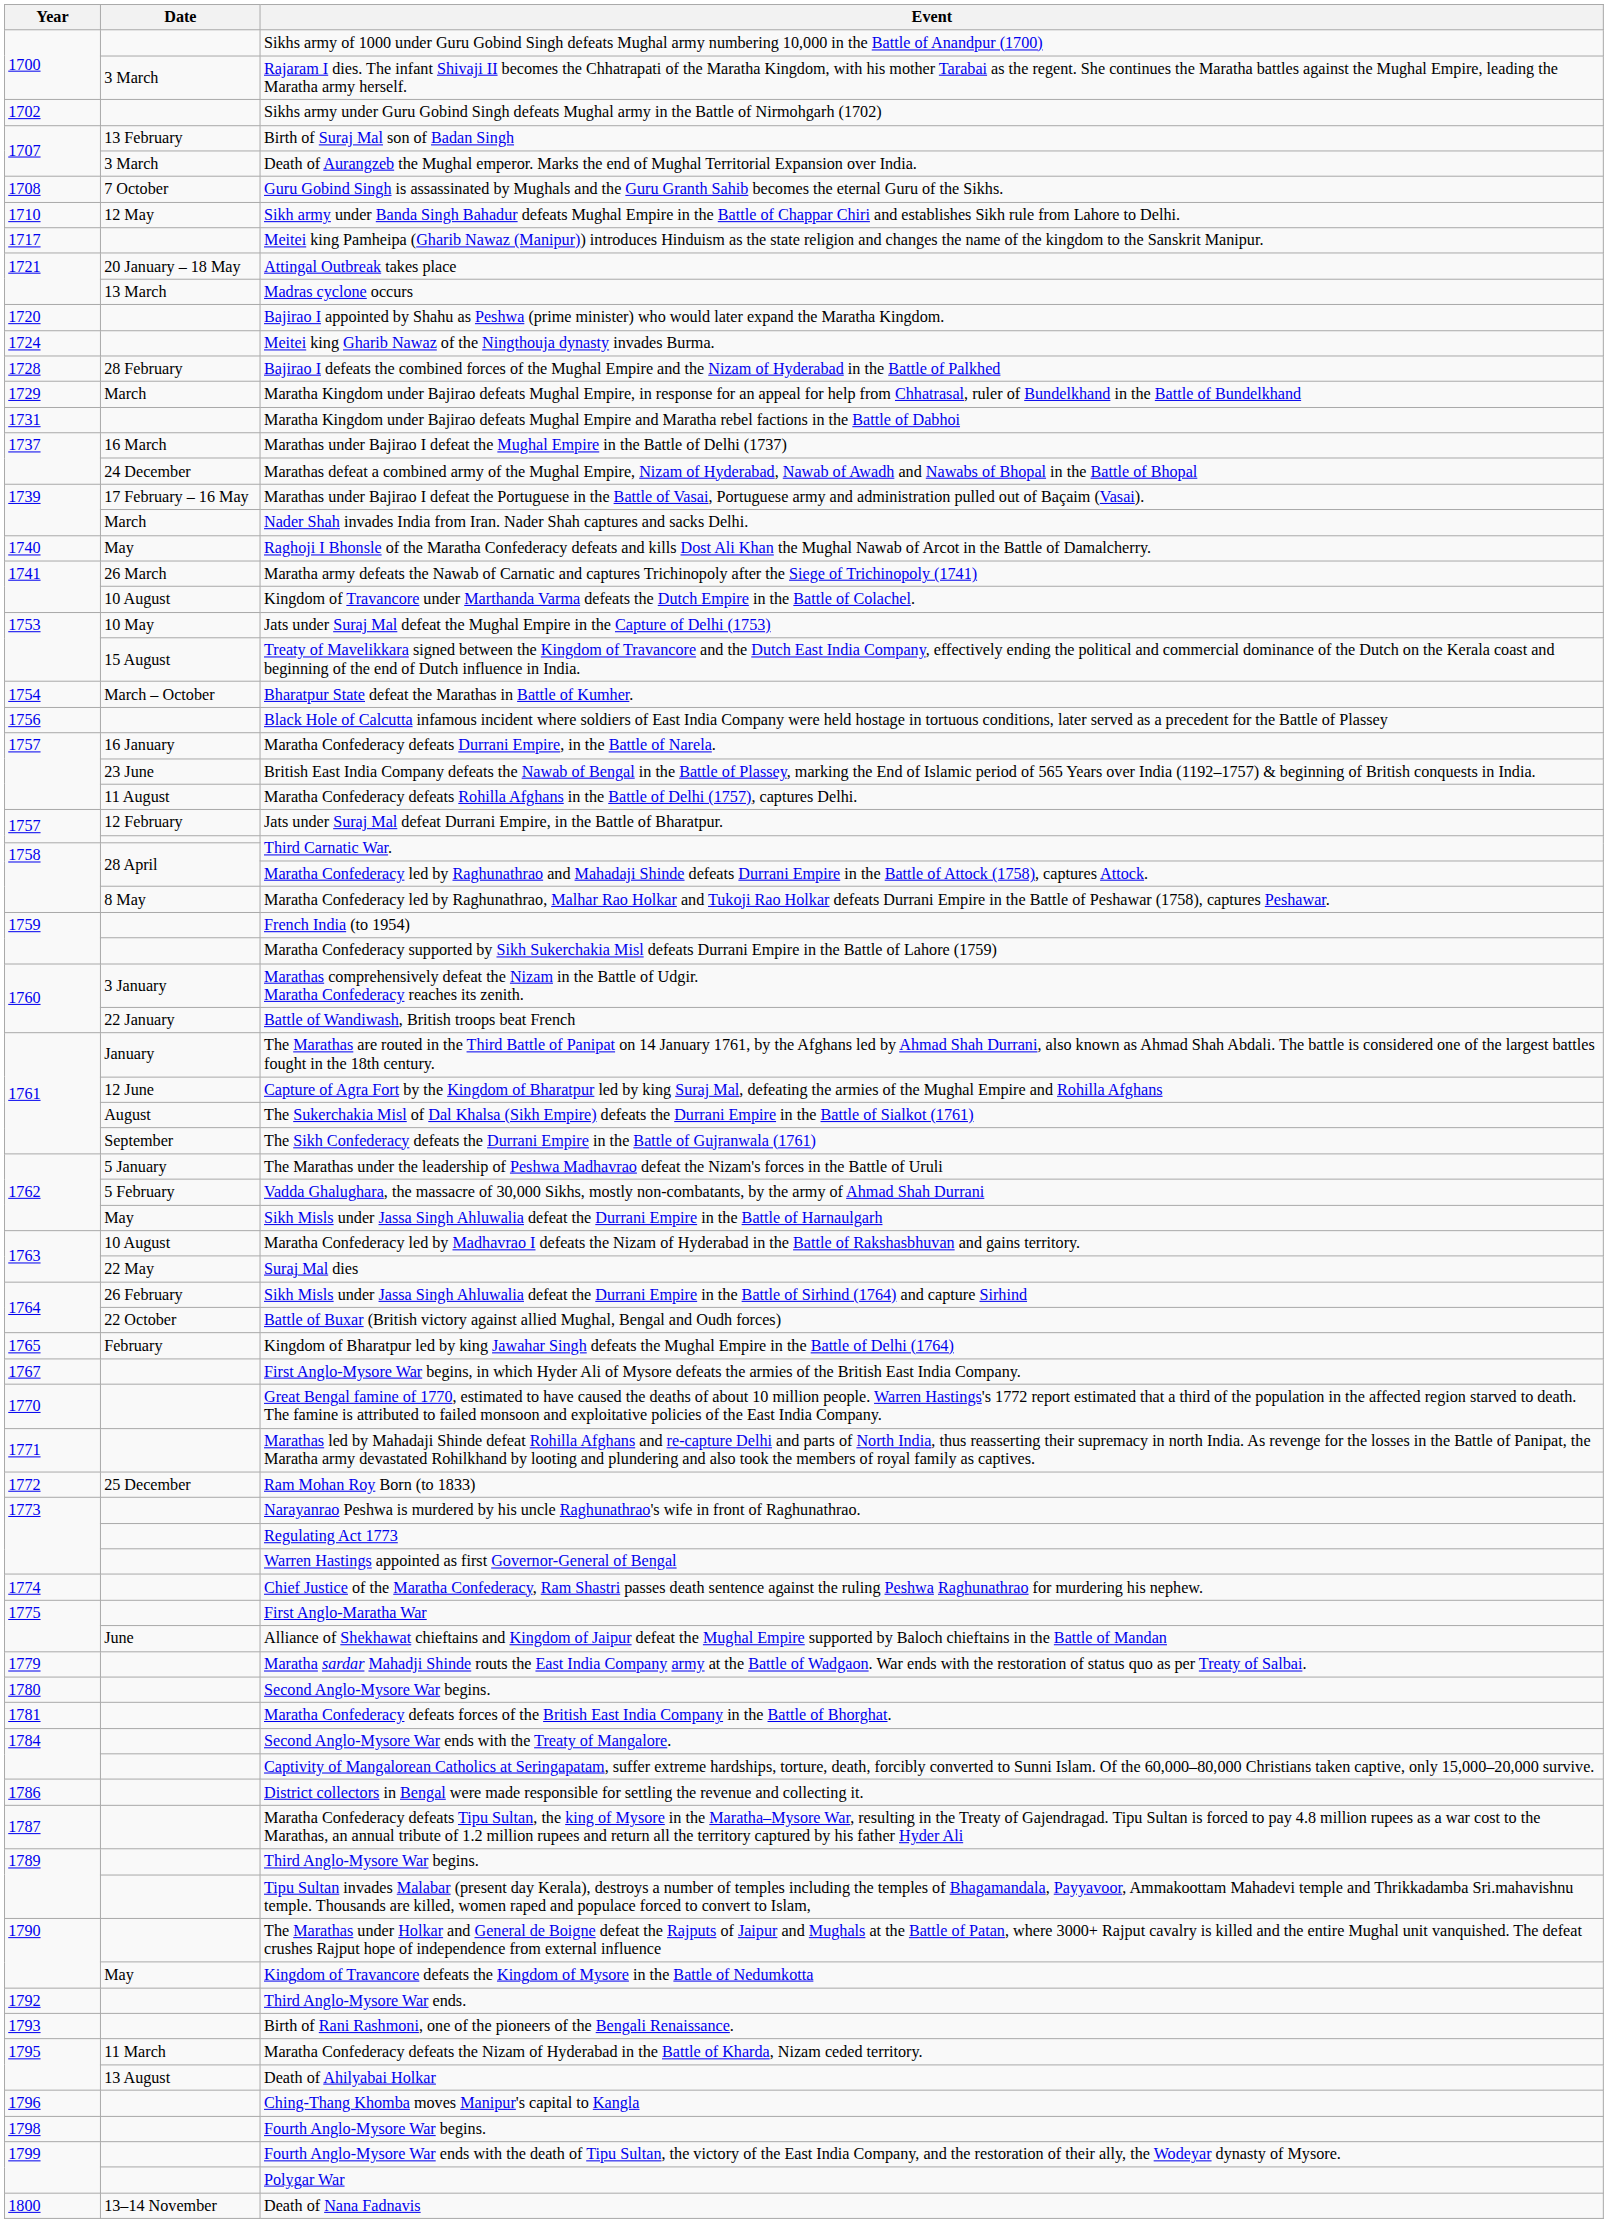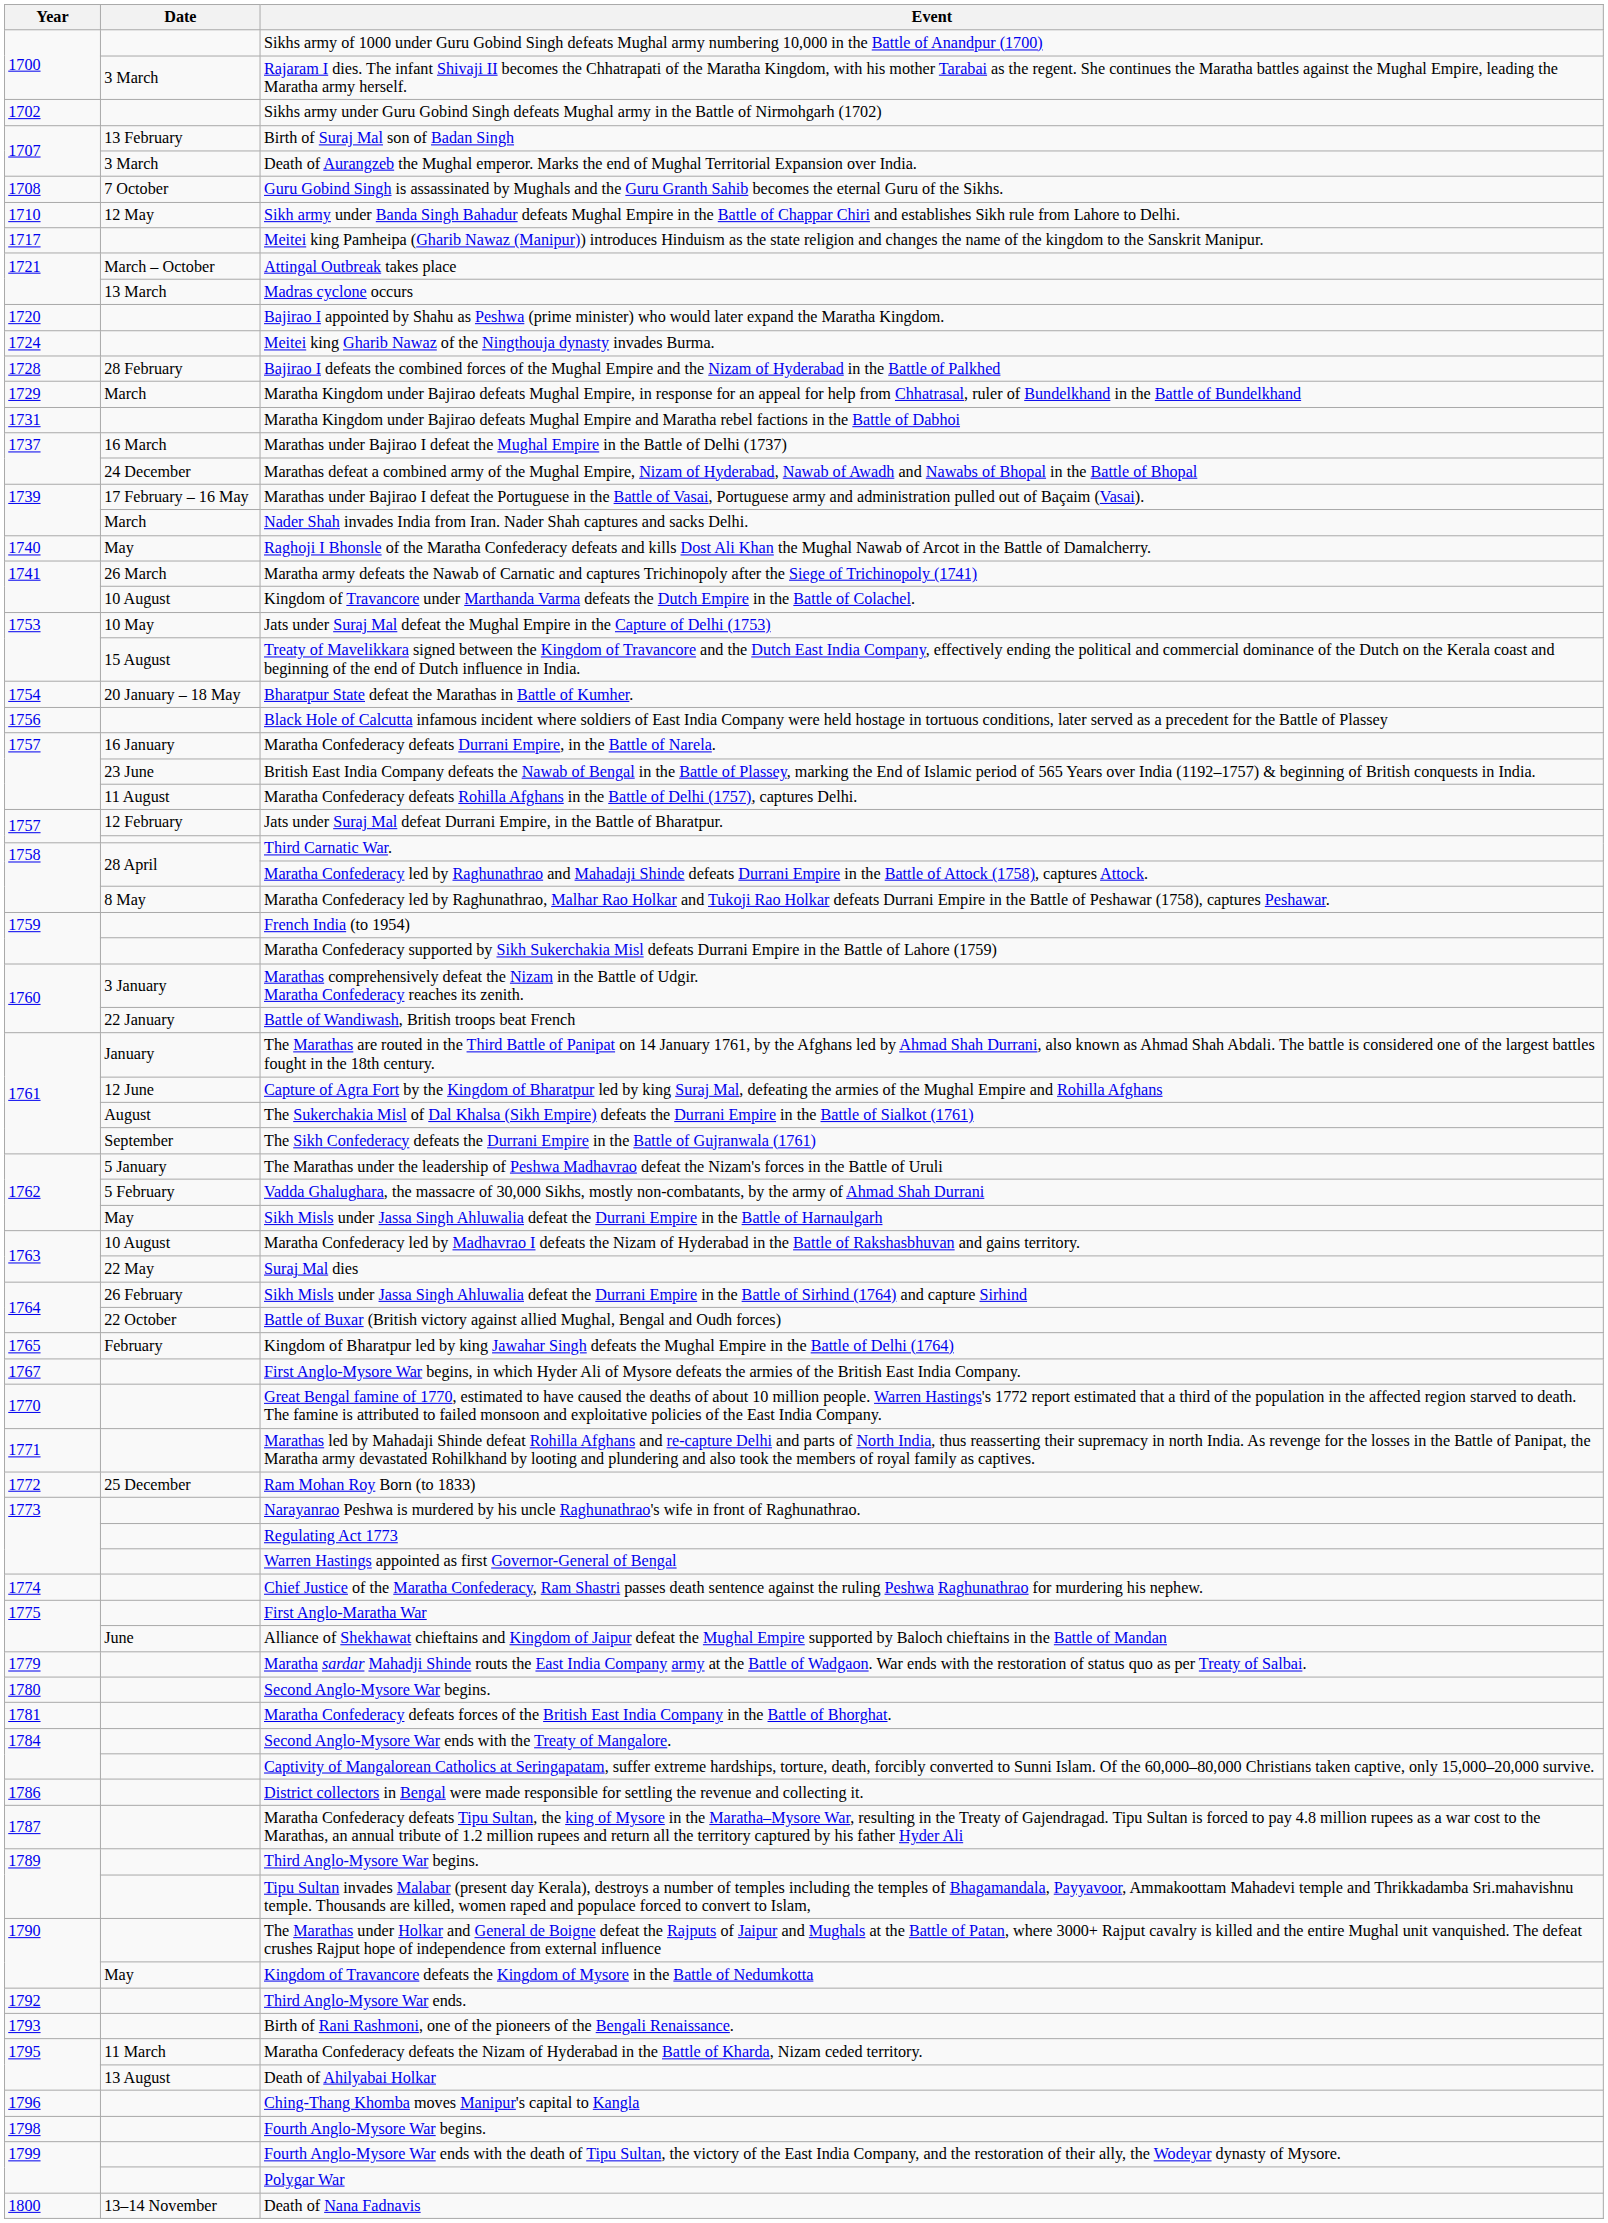(172, 266) 20 January – 18 May -> (159, 266) March – October
(159, 694) March – October -> (172, 694) 20 January – 18 May
